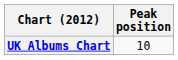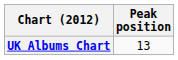(143, 46) 10 -> (143, 46) 13
